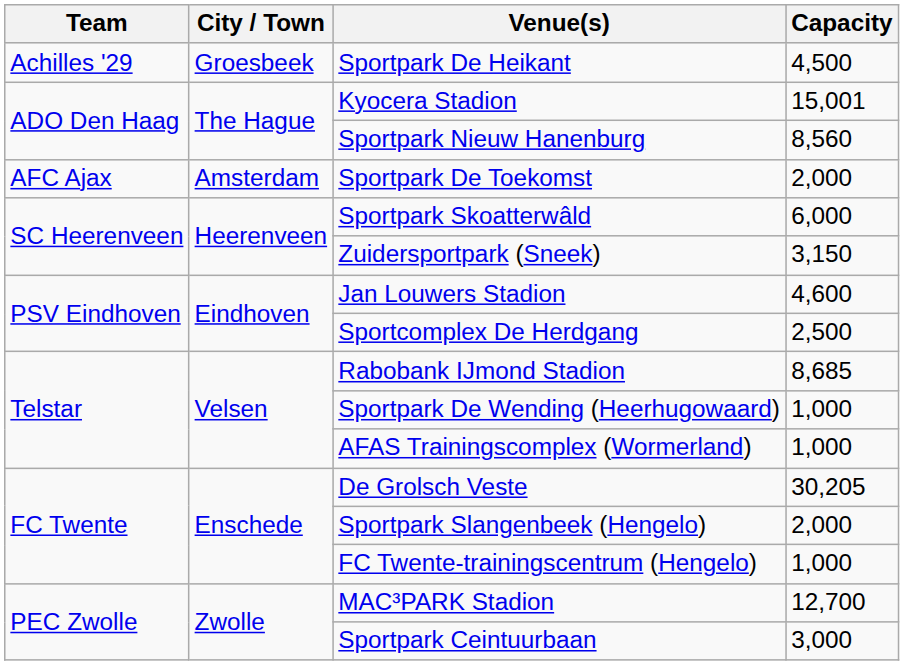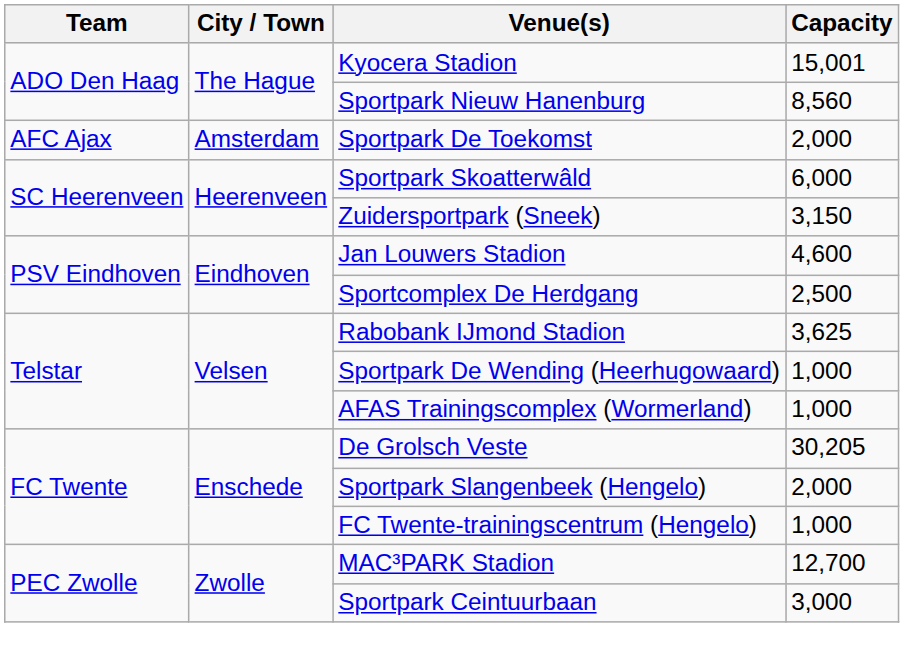- row: (455, 62)
(822, 370) 8,685 -> (822, 332) 3,625
